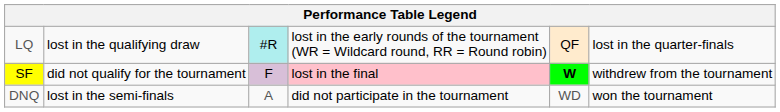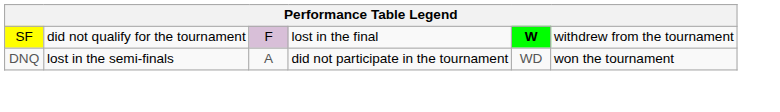- row: (24, 45)
(335, 75) pink background -> (335, 38) no background
